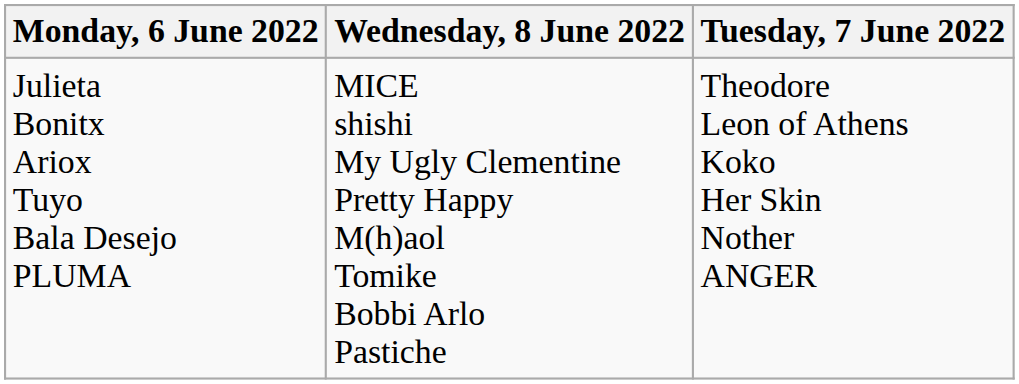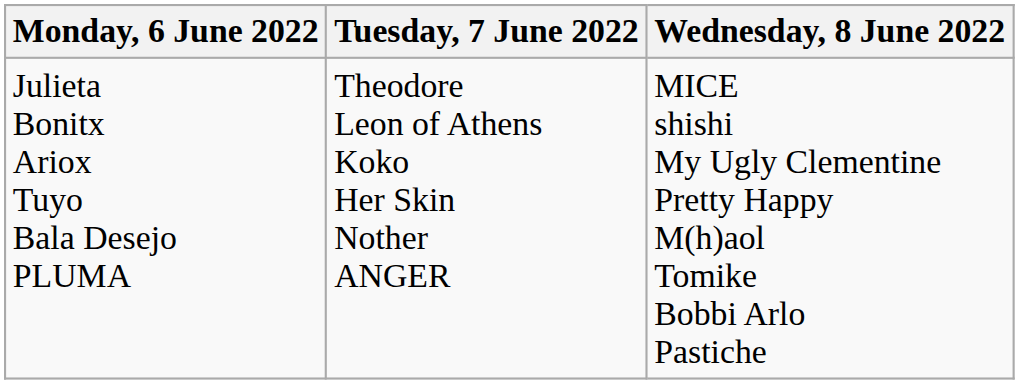columns swapped: (853, 31) <-> (510, 31)
